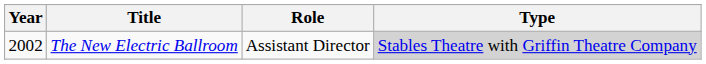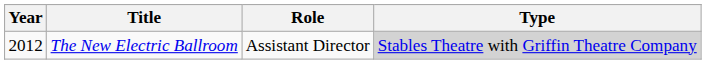(26, 45) 2002 -> (26, 45) 2012
